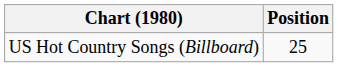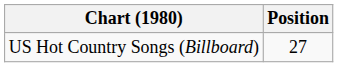(298, 47) 25 -> (298, 47) 27
